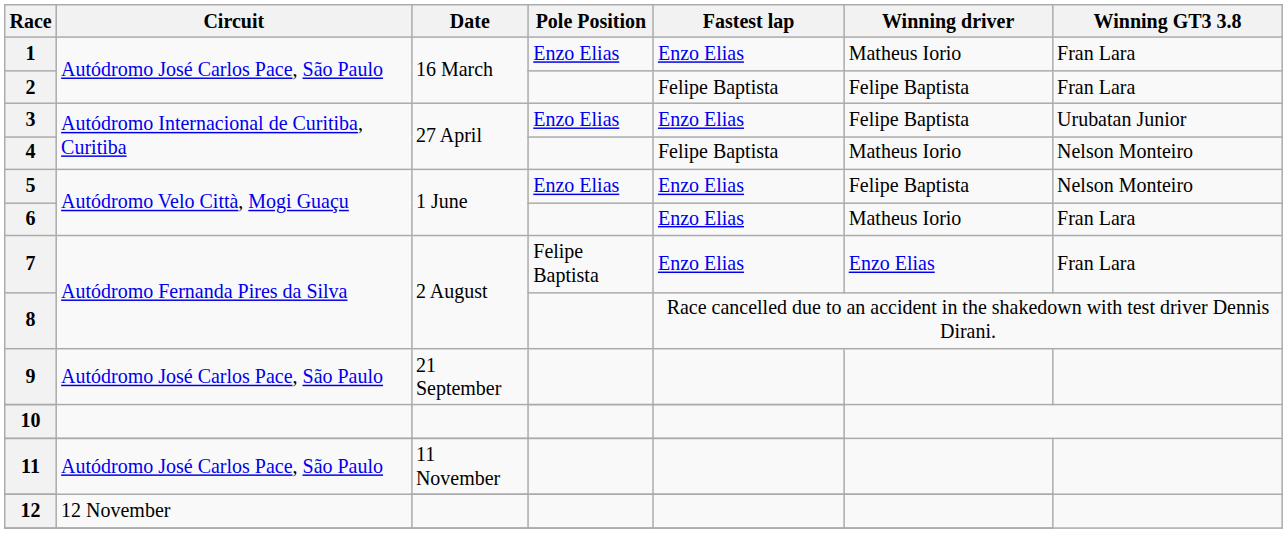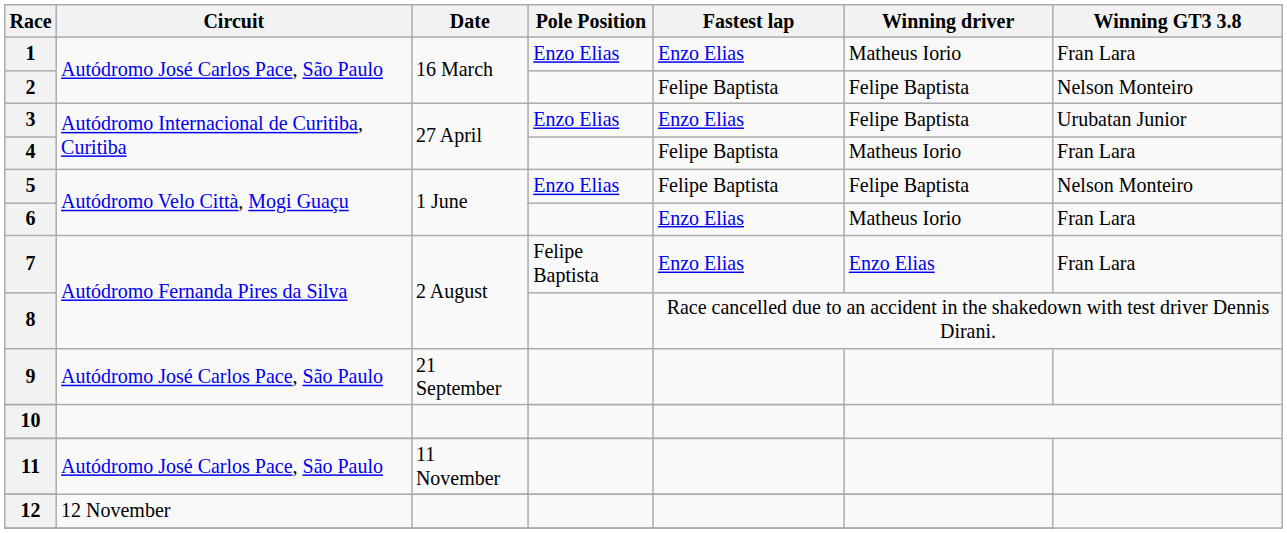(1096, 86) Fran Lara -> (1125, 86) Nelson Monteiro
(1125, 152) Nelson Monteiro -> (1096, 152) Fran Lara
(701, 185) Enzo Elias -> (718, 185) Felipe Baptista
